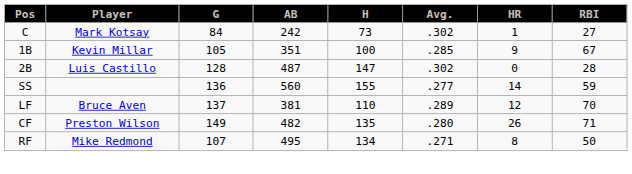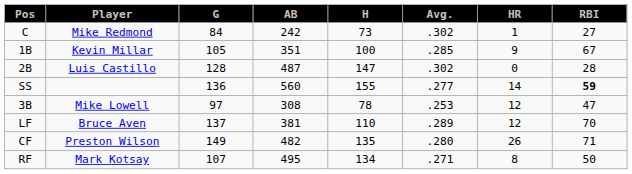(112, 32) Mark Kotsay -> (112, 32) Mike Redmond
(589, 86) normal -> (589, 86) bold
+ row: (25, 105)
(112, 141) Mike Redmond -> (112, 159) Mark Kotsay
